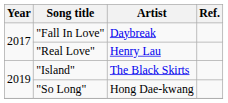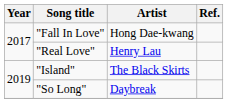(133, 32) Daybreak -> (152, 32) Hong Dae-kwang
(152, 88) Hong Dae-kwang -> (133, 88) Daybreak
